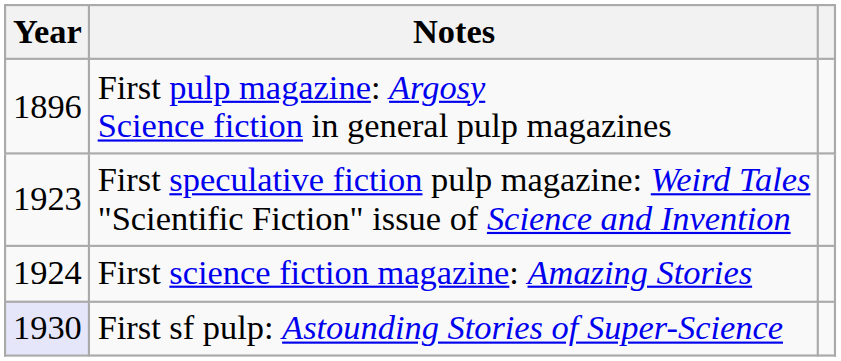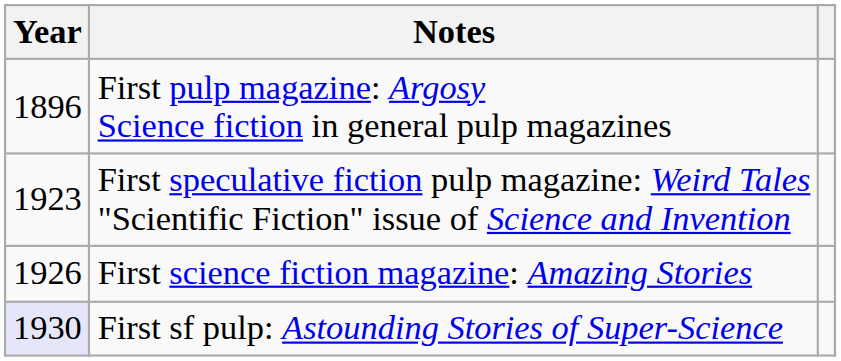(47, 272) 1924 -> (47, 272) 1926
